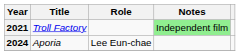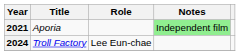(60, 27) Troll Factory -> (47, 27) Aporia
(47, 43) Aporia -> (60, 43) Troll Factory
